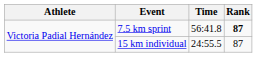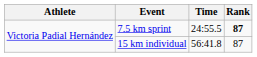(206, 28) 56:41.8 -> (206, 28) 24:55.5
(206, 44) 24:55.5 -> (206, 44) 56:41.8
